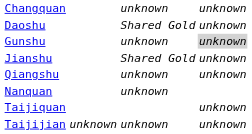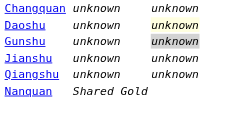(158, 25) Shared Gold -> (97, 25) unknown
(223, 25) no background -> (175, 25) lightyellow background
(158, 58) Shared Gold -> (97, 58) unknown
(144, 91) unknown -> (110, 91) Shared Gold
- row: (35, 107)
- row: (35, 124)
